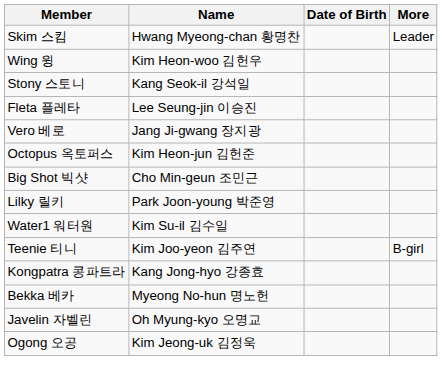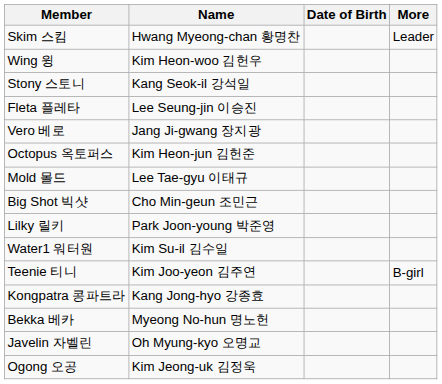+ row: (37, 178)
